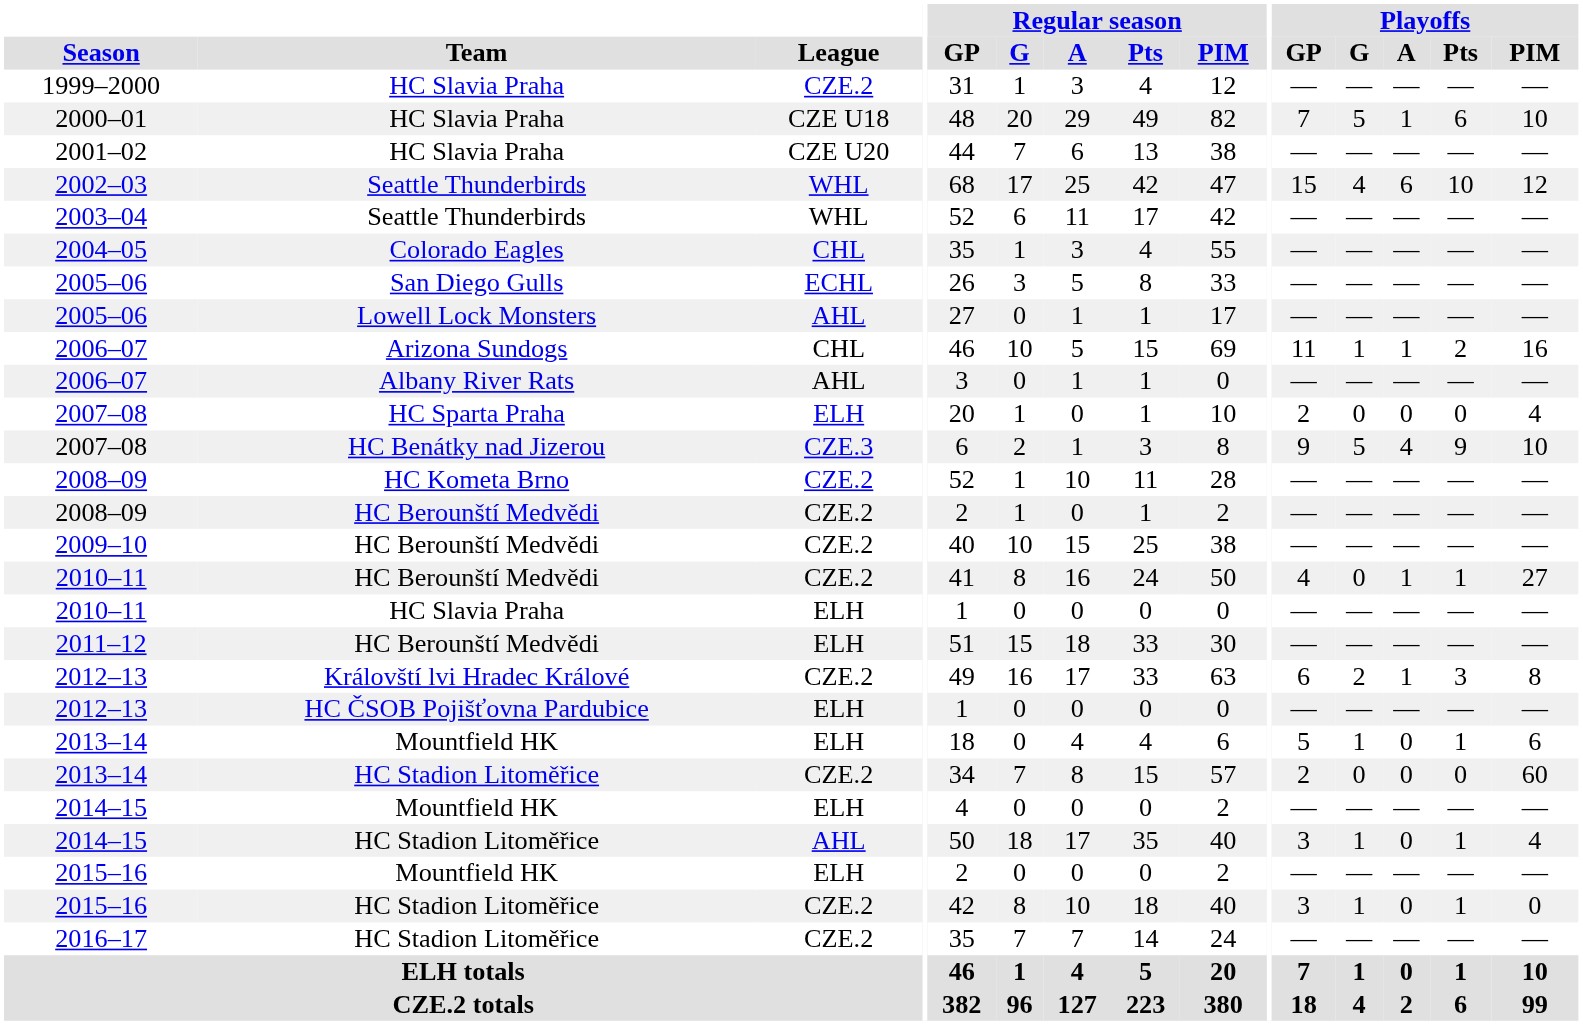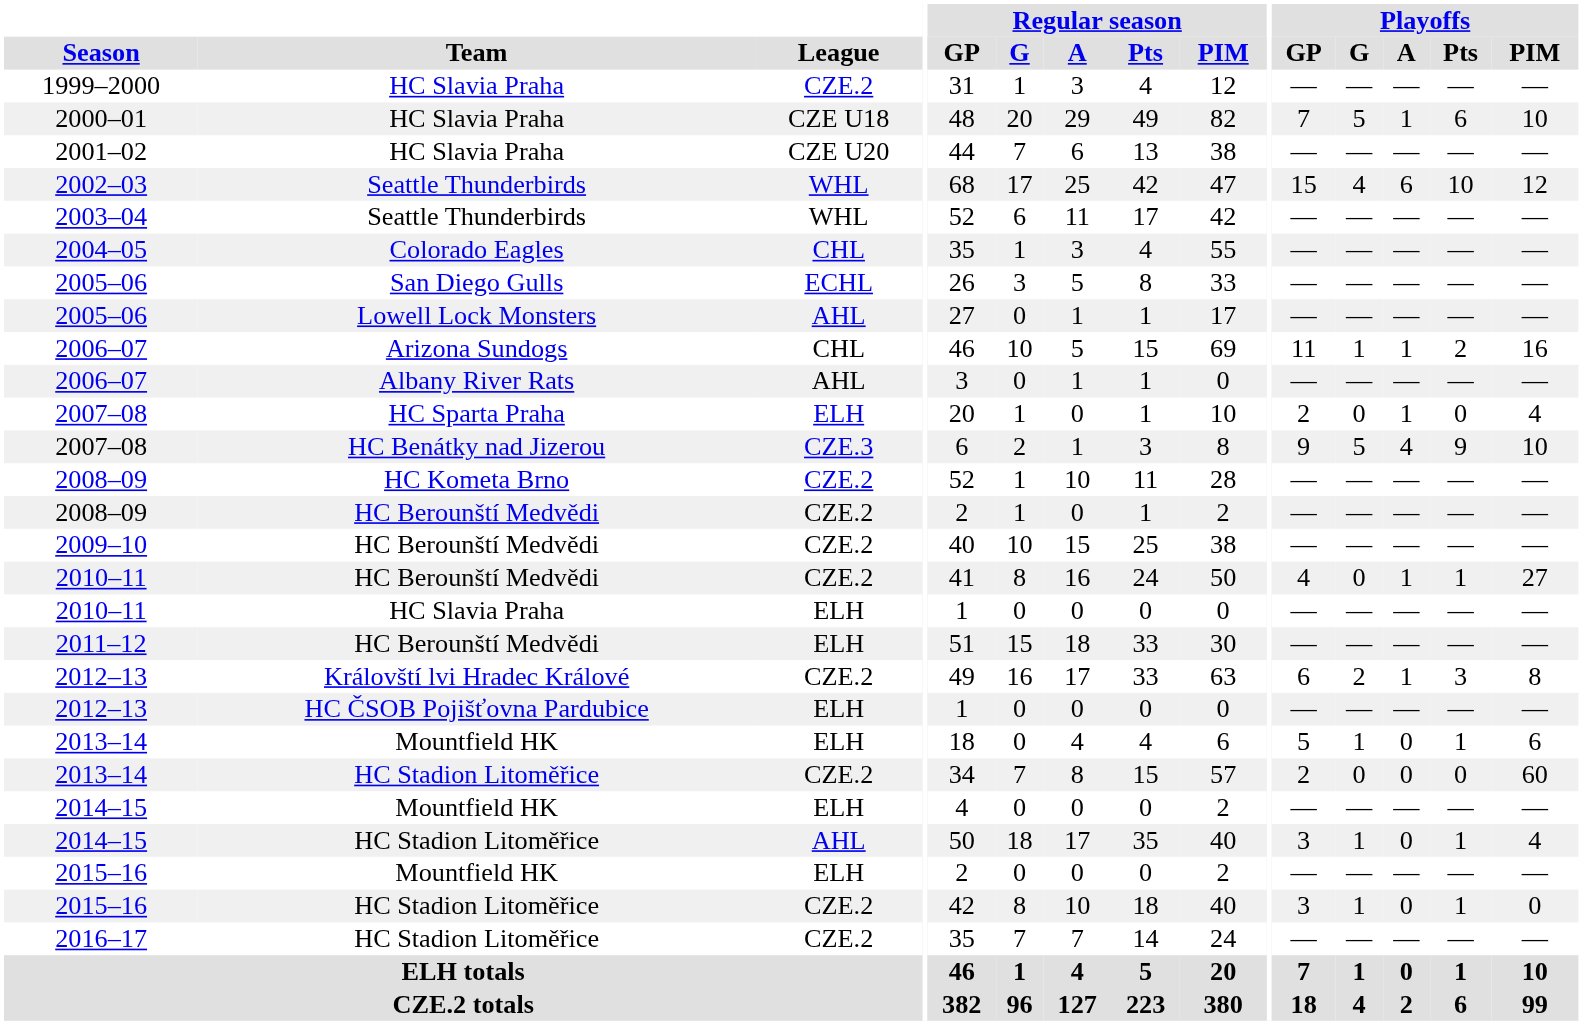(1406, 413) 0 -> (1406, 413) 1
